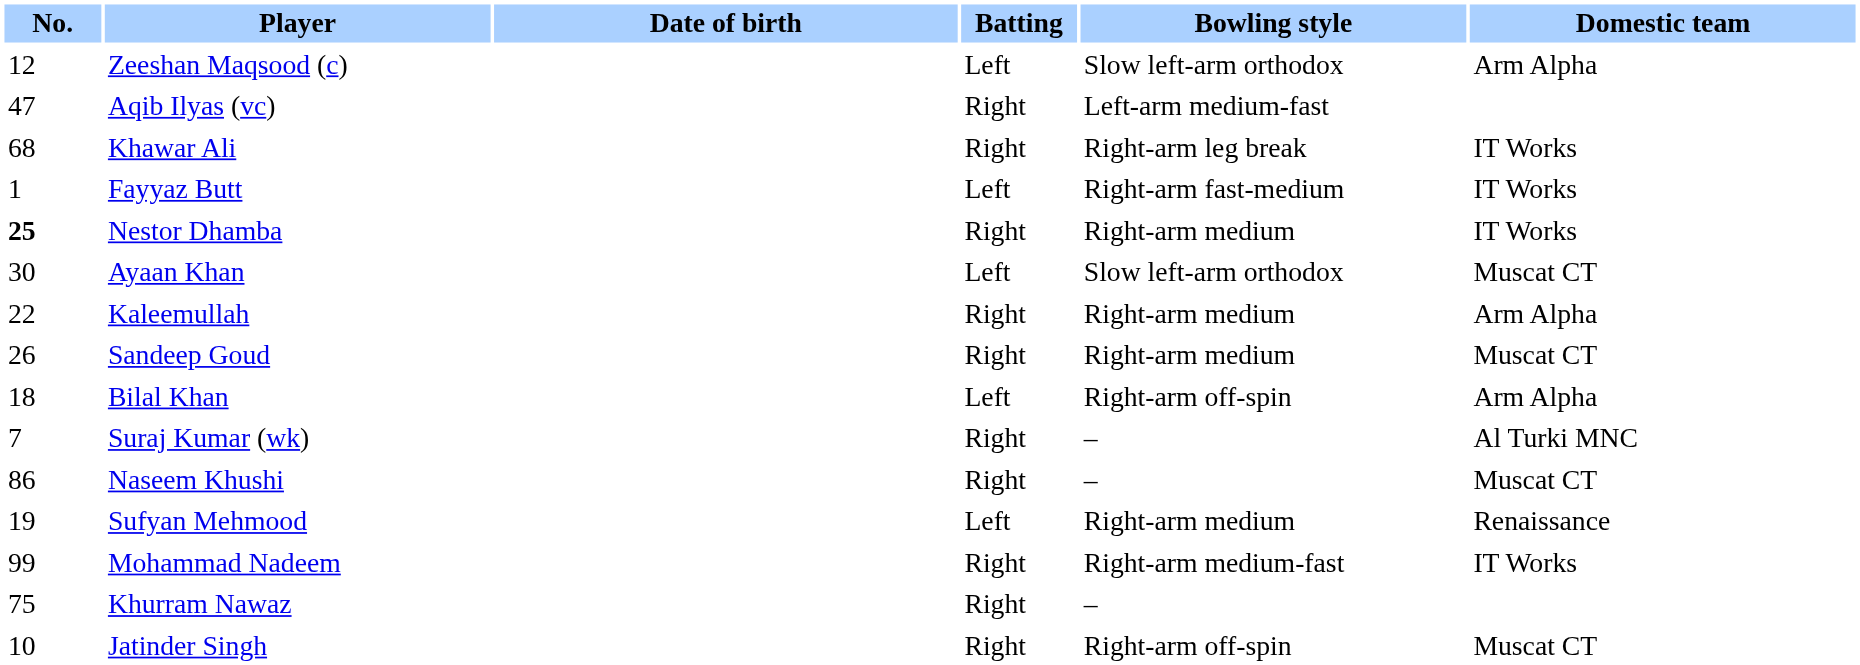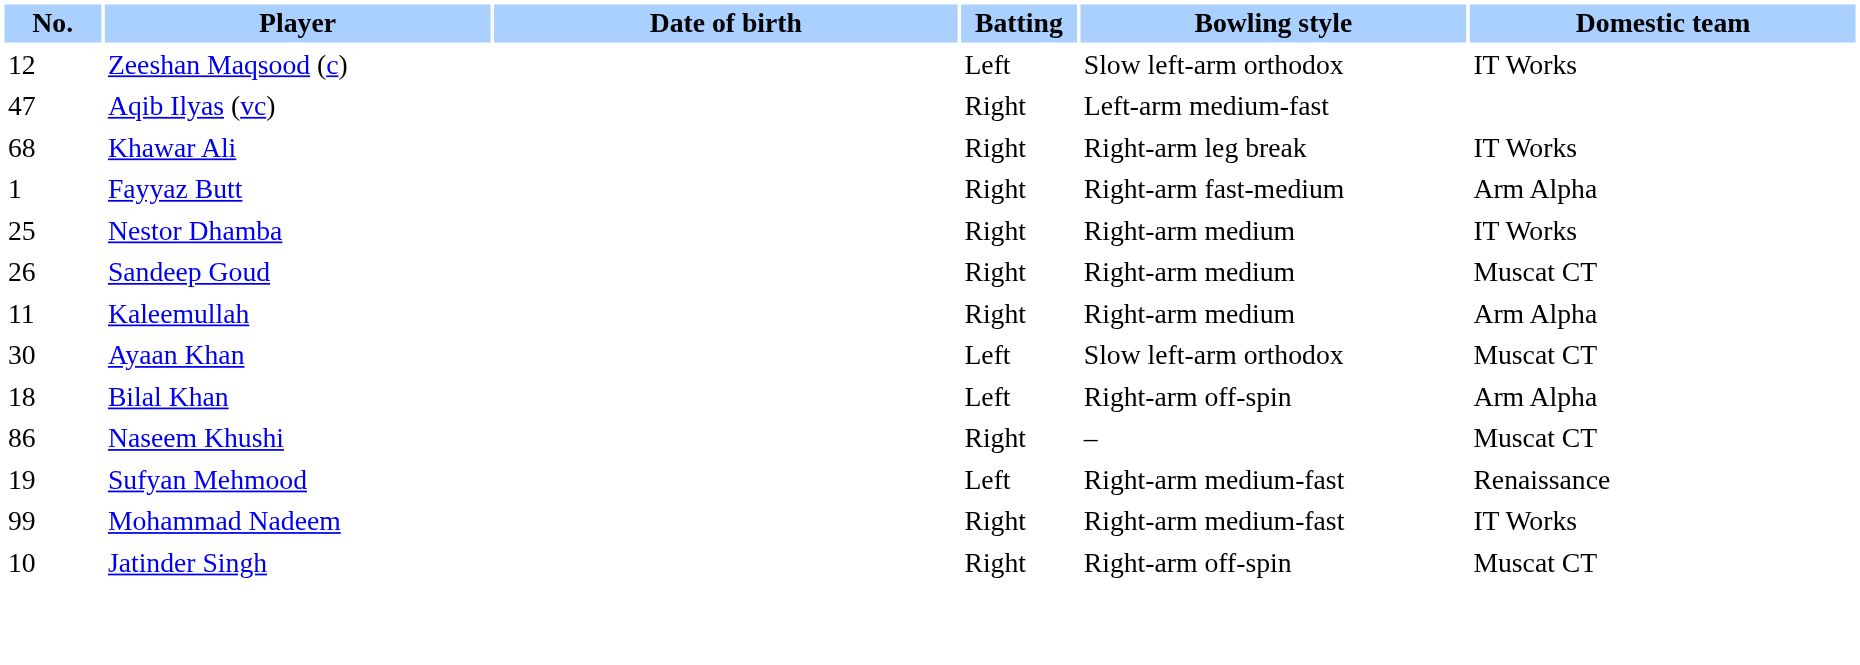(1535, 64) Arm Alpha -> (1525, 64) IT Works
(988, 189) Left -> (995, 189) Right
(1525, 189) IT Works -> (1535, 189) Arm Alpha
(22, 230) bold -> (22, 230) normal
rows swapped: (189, 355) <-> (176, 272)
(22, 313) 22 -> (21, 313) 11
- row: (209, 438)
(1189, 521) Right-arm medium -> (1214, 479) Right-arm medium-fast
- row: (200, 604)
